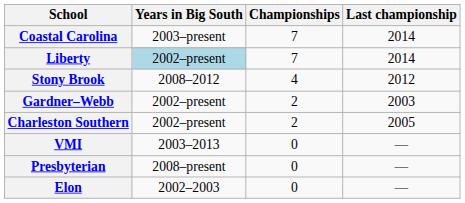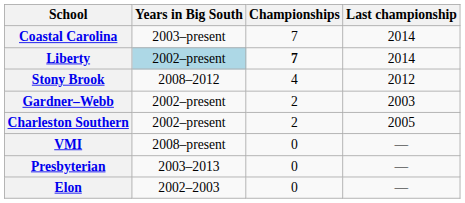(294, 58) normal -> (294, 58) bold
(189, 144) 2003–2013 -> (189, 144) 2008–present
(189, 166) 2008–present -> (189, 166) 2003–2013
